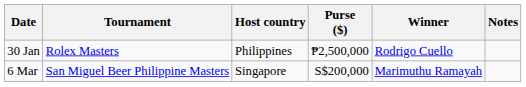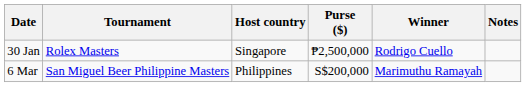(263, 50) Philippines -> (261, 50) Singapore
(261, 71) Singapore -> (263, 71) Philippines
